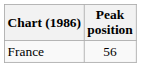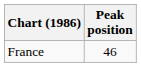(110, 51) 56 -> (110, 51) 46
